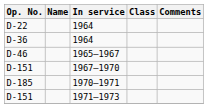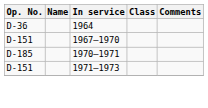- row: (17, 26)
- row: (17, 54)
